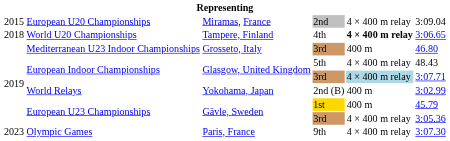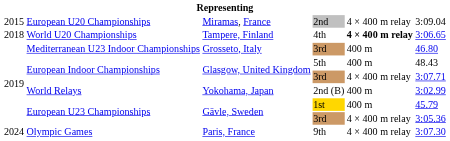(379, 63) 4 × 400 m relay -> (360, 63) 400 m
(379, 77) lightblue background -> (379, 77) no background
(14, 132) 2023 -> (14, 132) 2024
